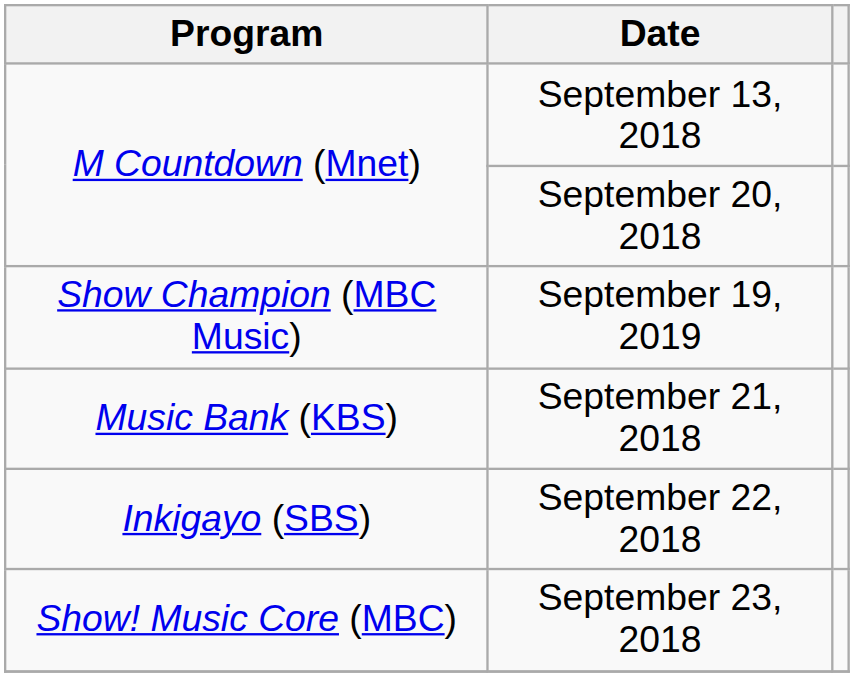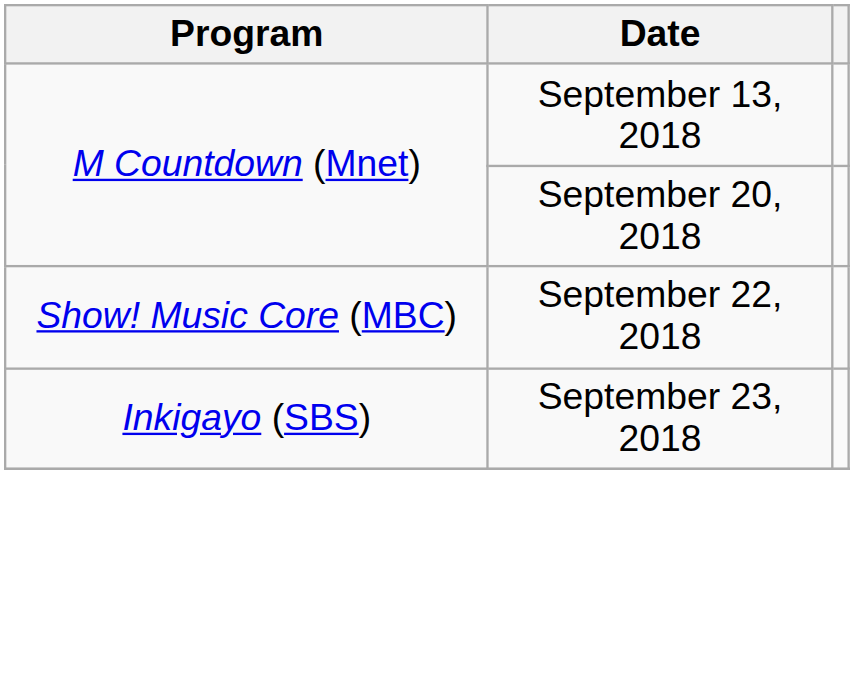- row: (660, 316)
- row: (660, 417)
(247, 518) Inkigayo (SBS) -> (247, 316) Show! Music Core (MBC)
(247, 619) Show! Music Core (MBC) -> (247, 417) Inkigayo (SBS)
